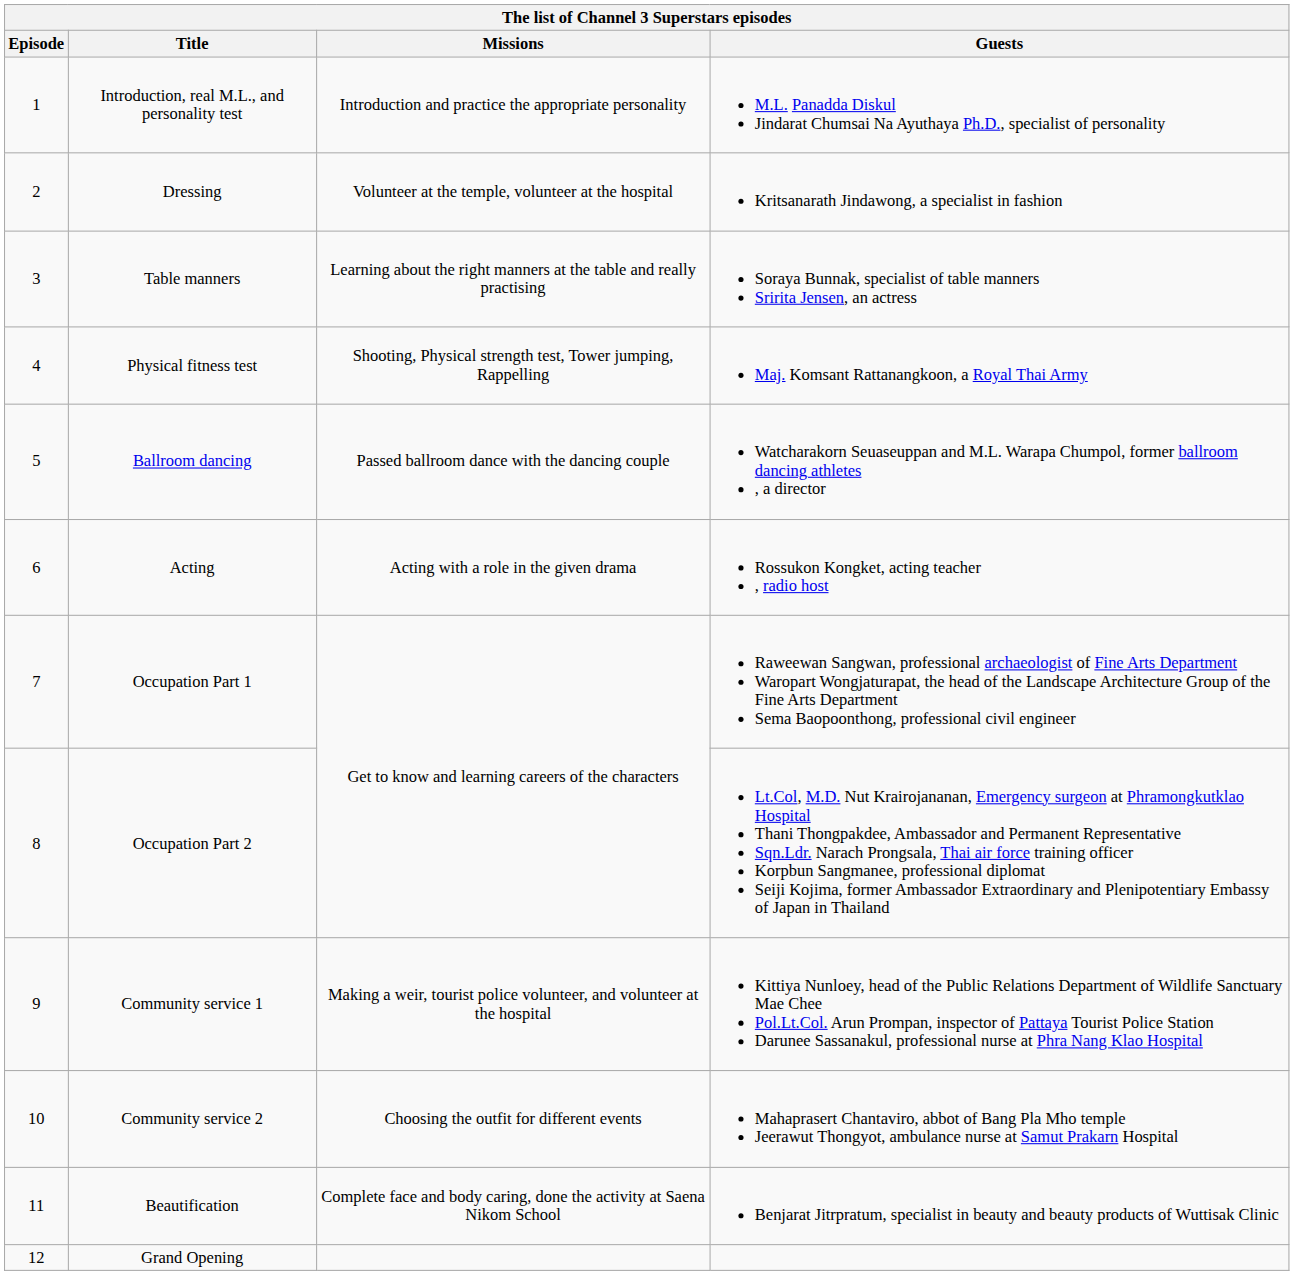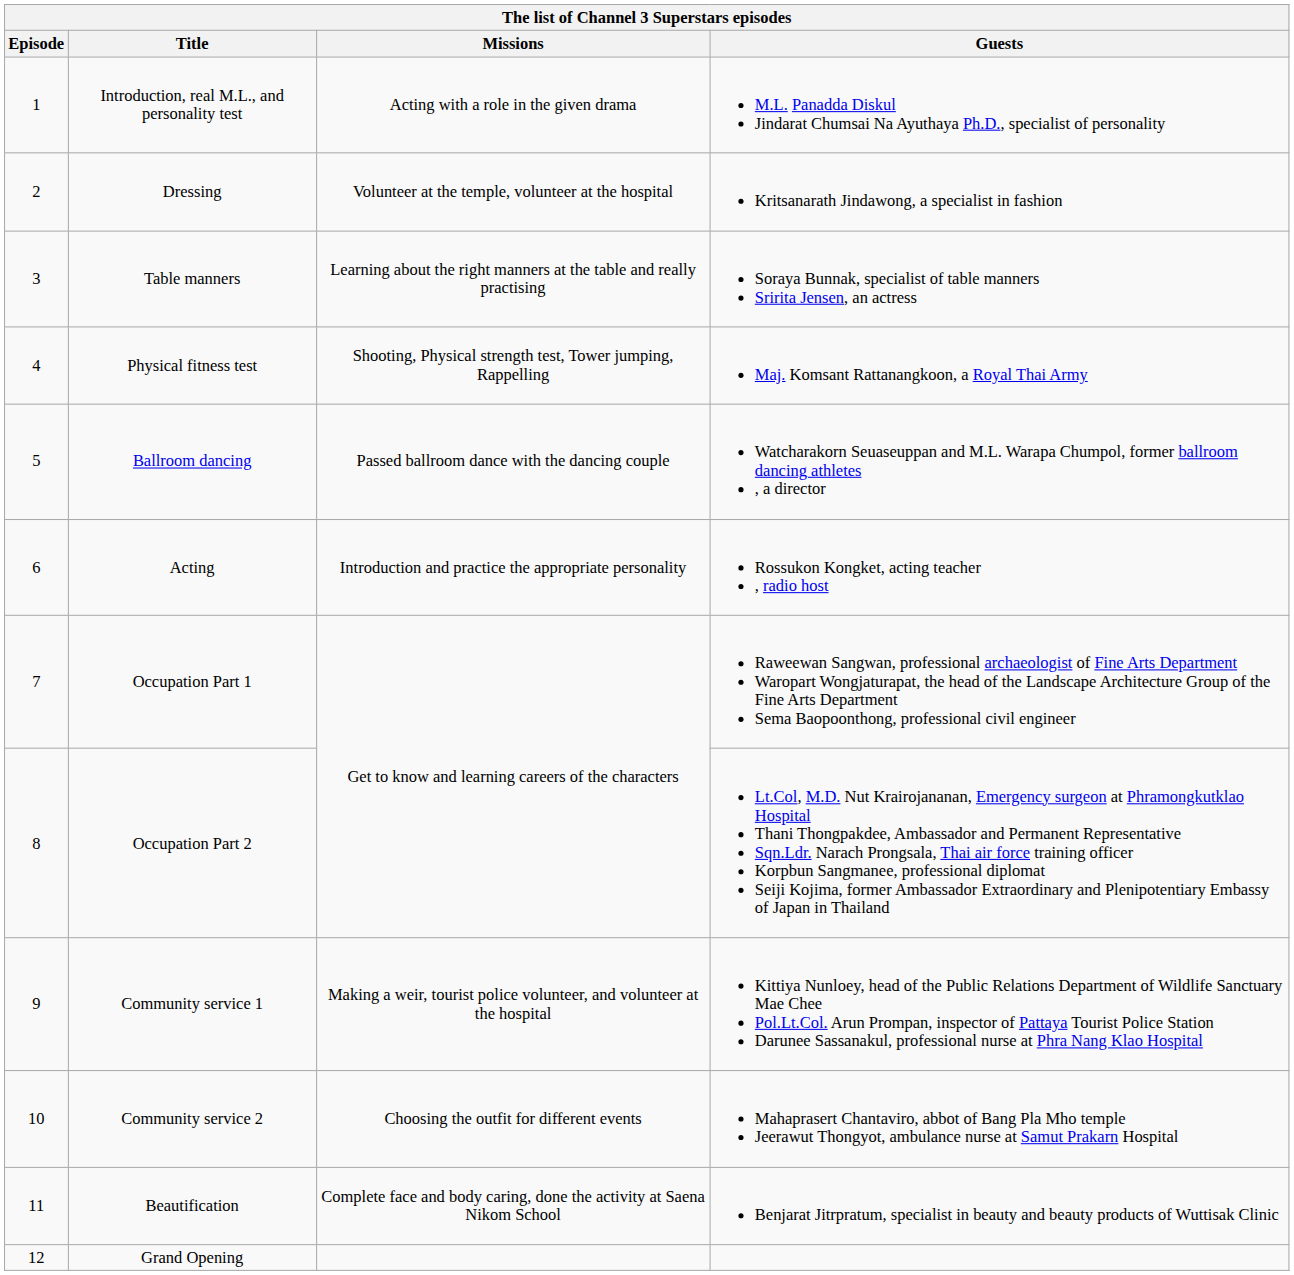(513, 104) Introduction and practice the appropriate personality -> (513, 104) Acting with a role in the given drama
(513, 567) Acting with a role in the given drama -> (513, 567) Introduction and practice the appropriate personality
